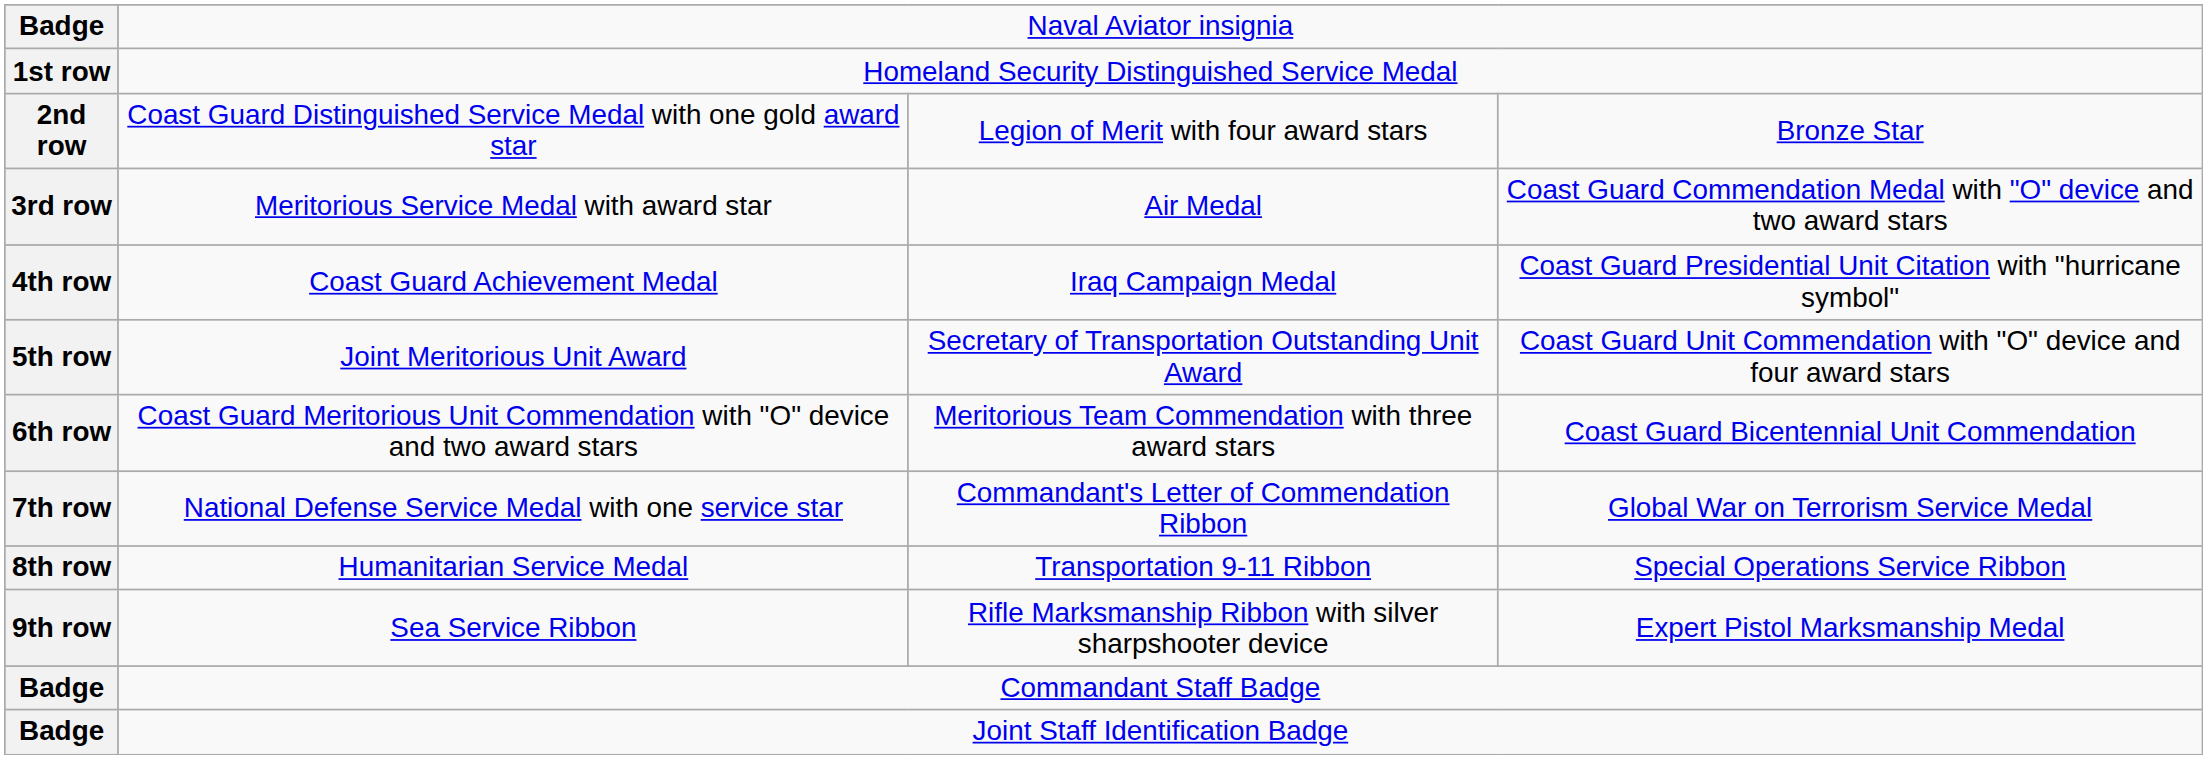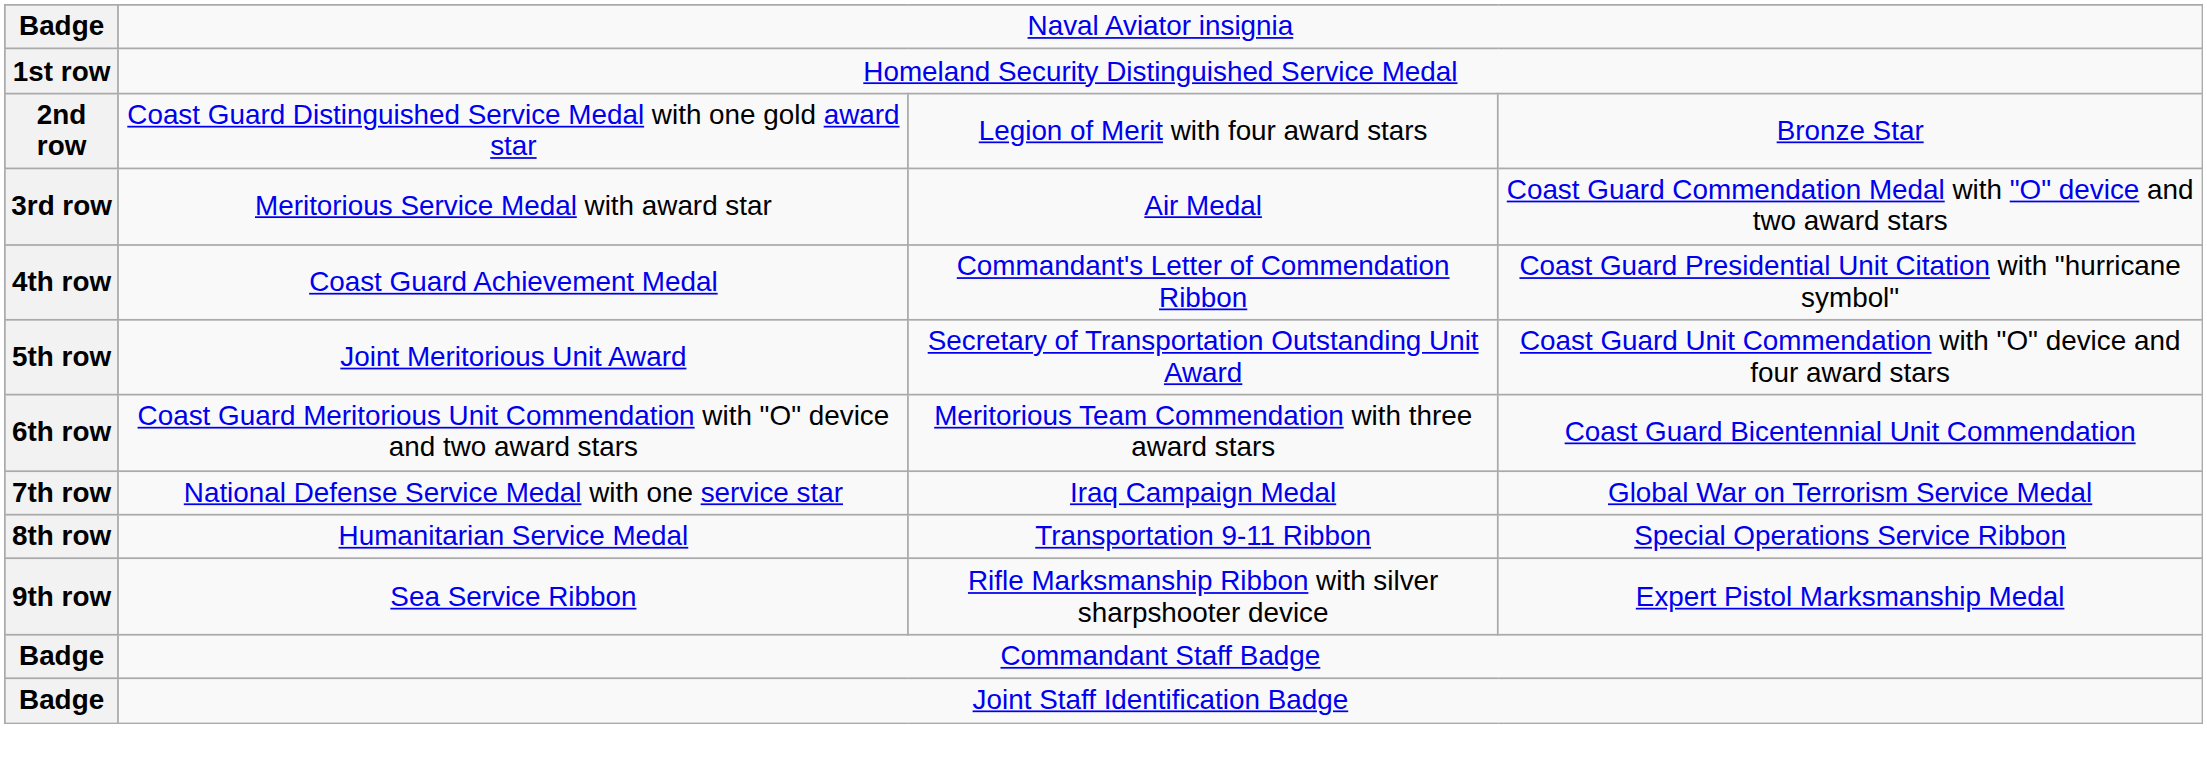(1203, 281) Iraq Campaign Medal -> (1203, 281) Commandant's Letter of Commendation Ribbon
(1203, 507) Commandant's Letter of Commendation Ribbon -> (1203, 492) Iraq Campaign Medal
